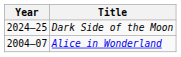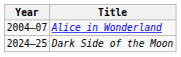rows swapped: (107, 44) <-> (113, 28)
